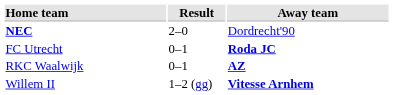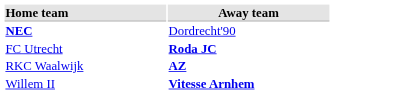- column: (197, 12)
